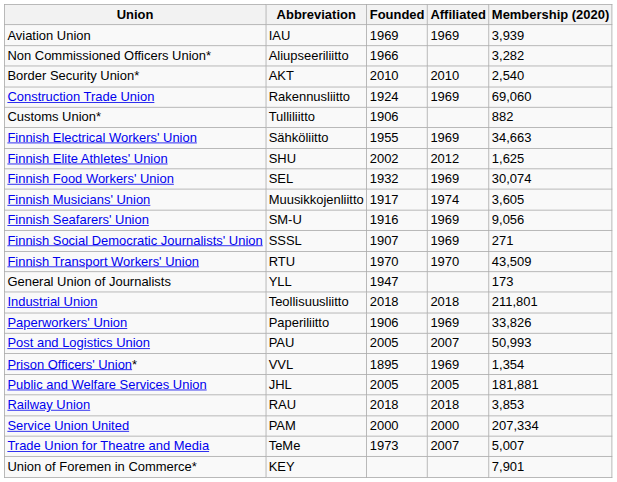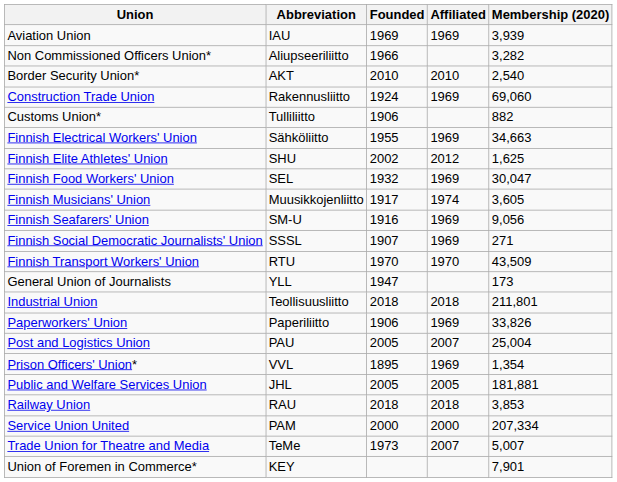(512, 179) 30,074 -> (512, 179) 30,047
(512, 343) 50,993 -> (512, 343) 25,004
